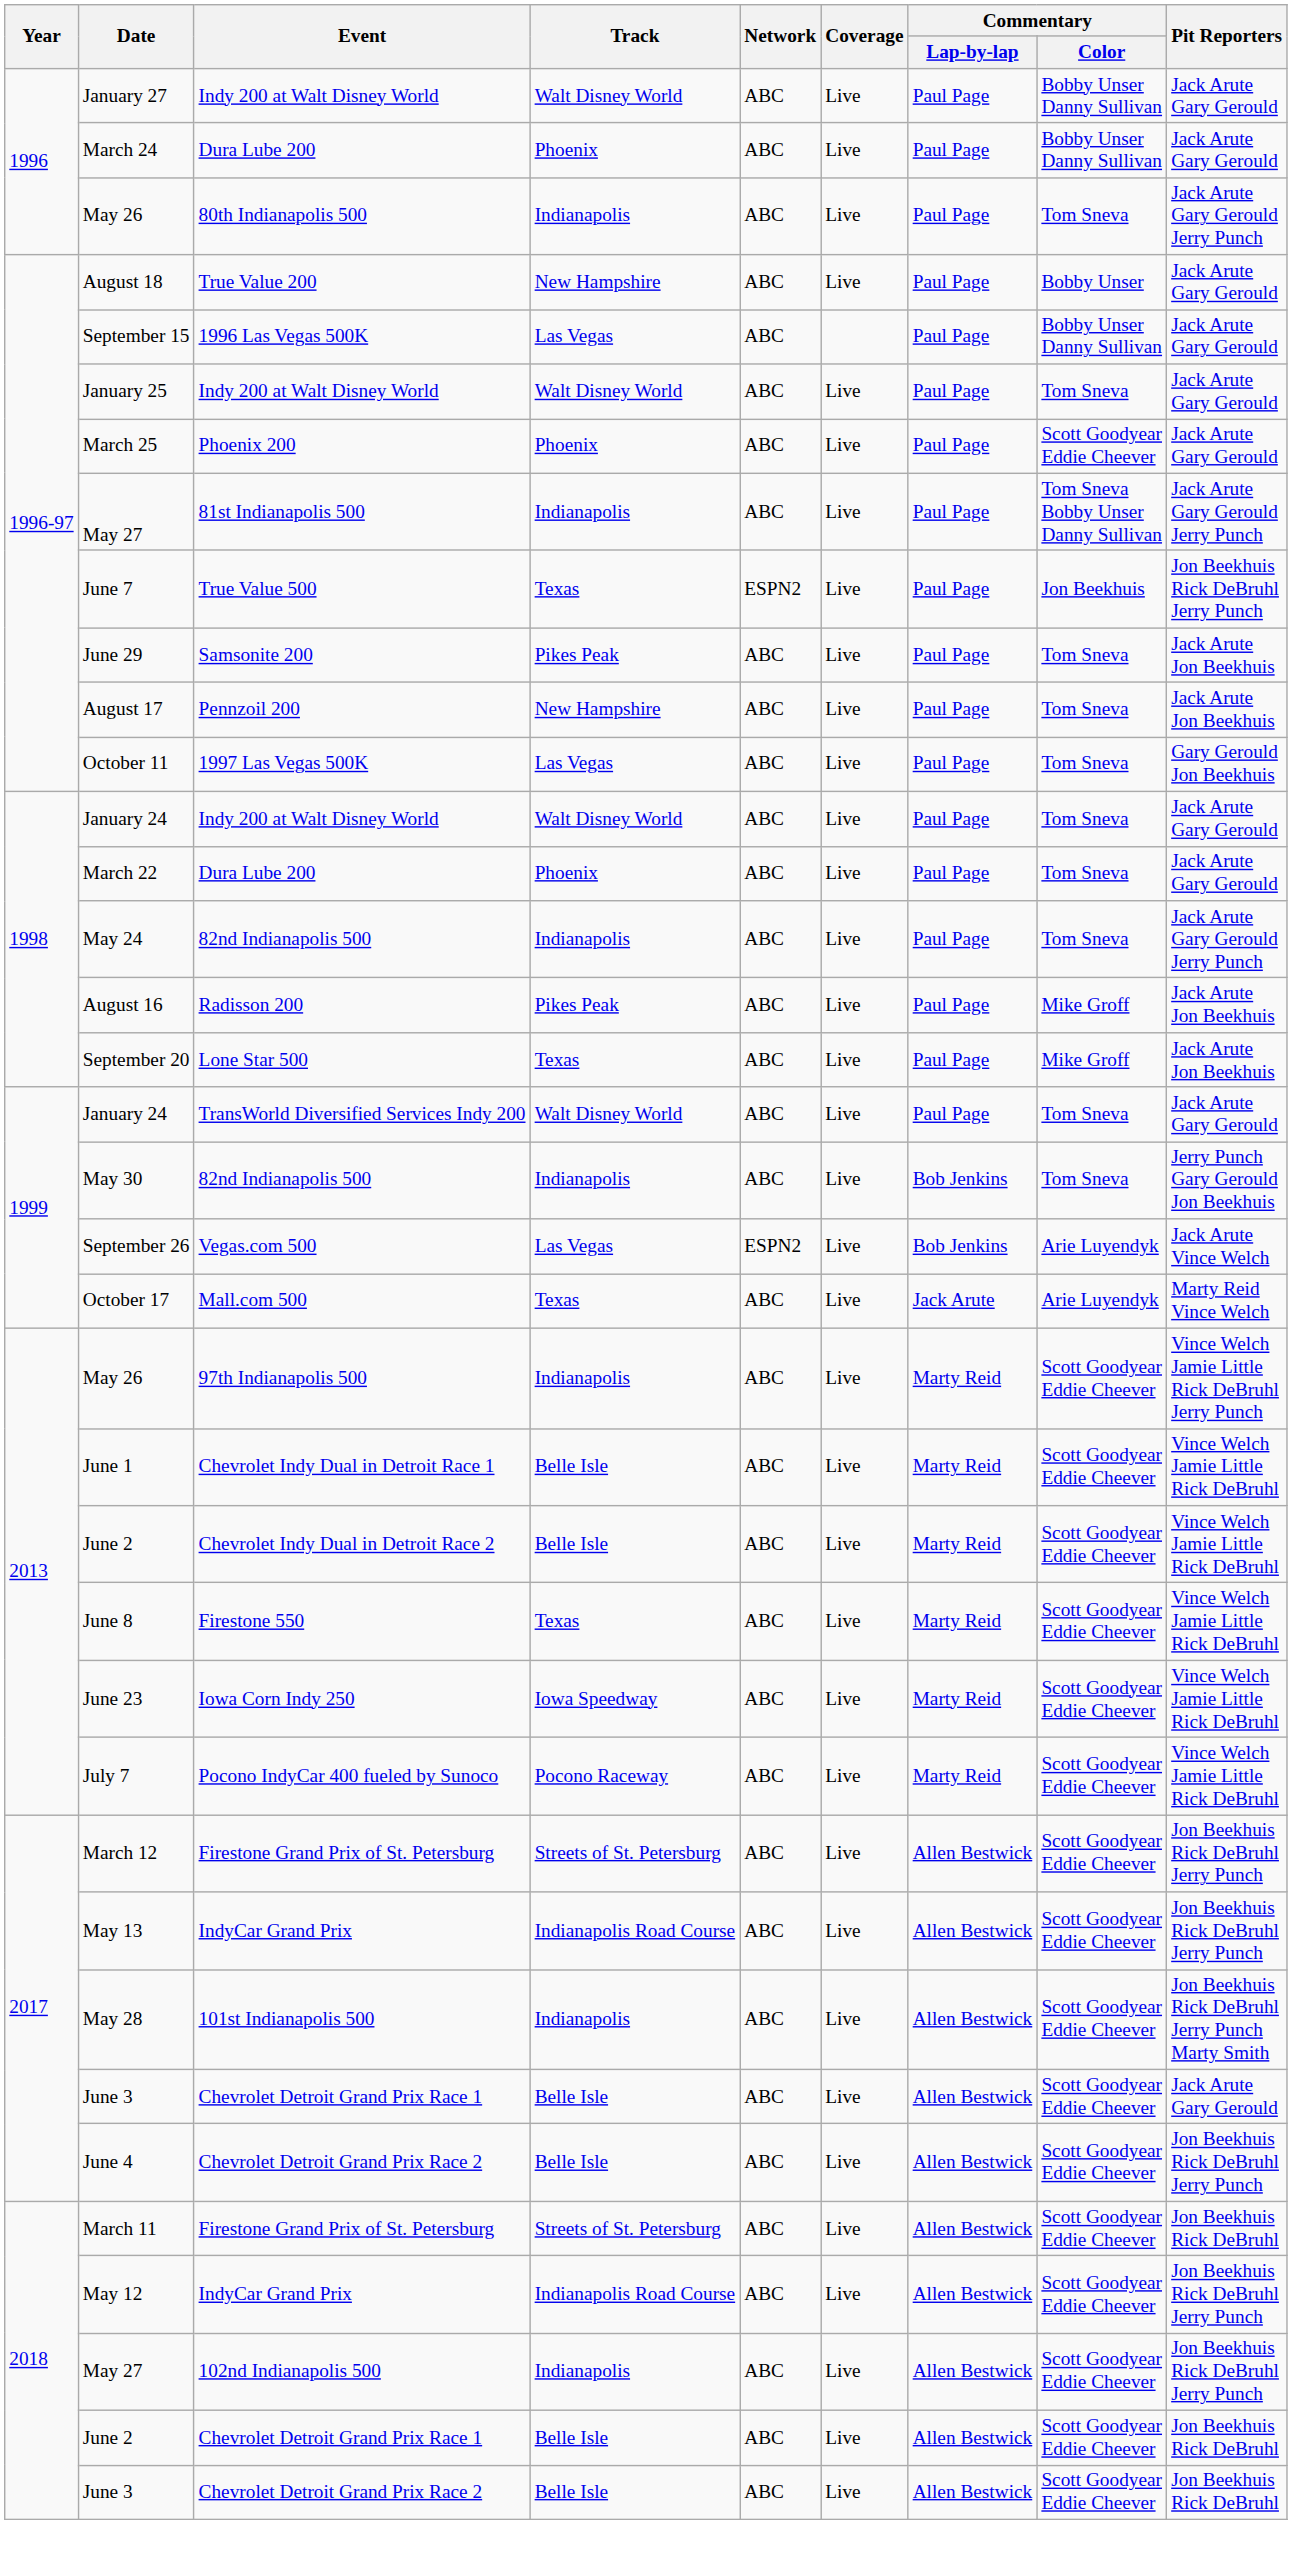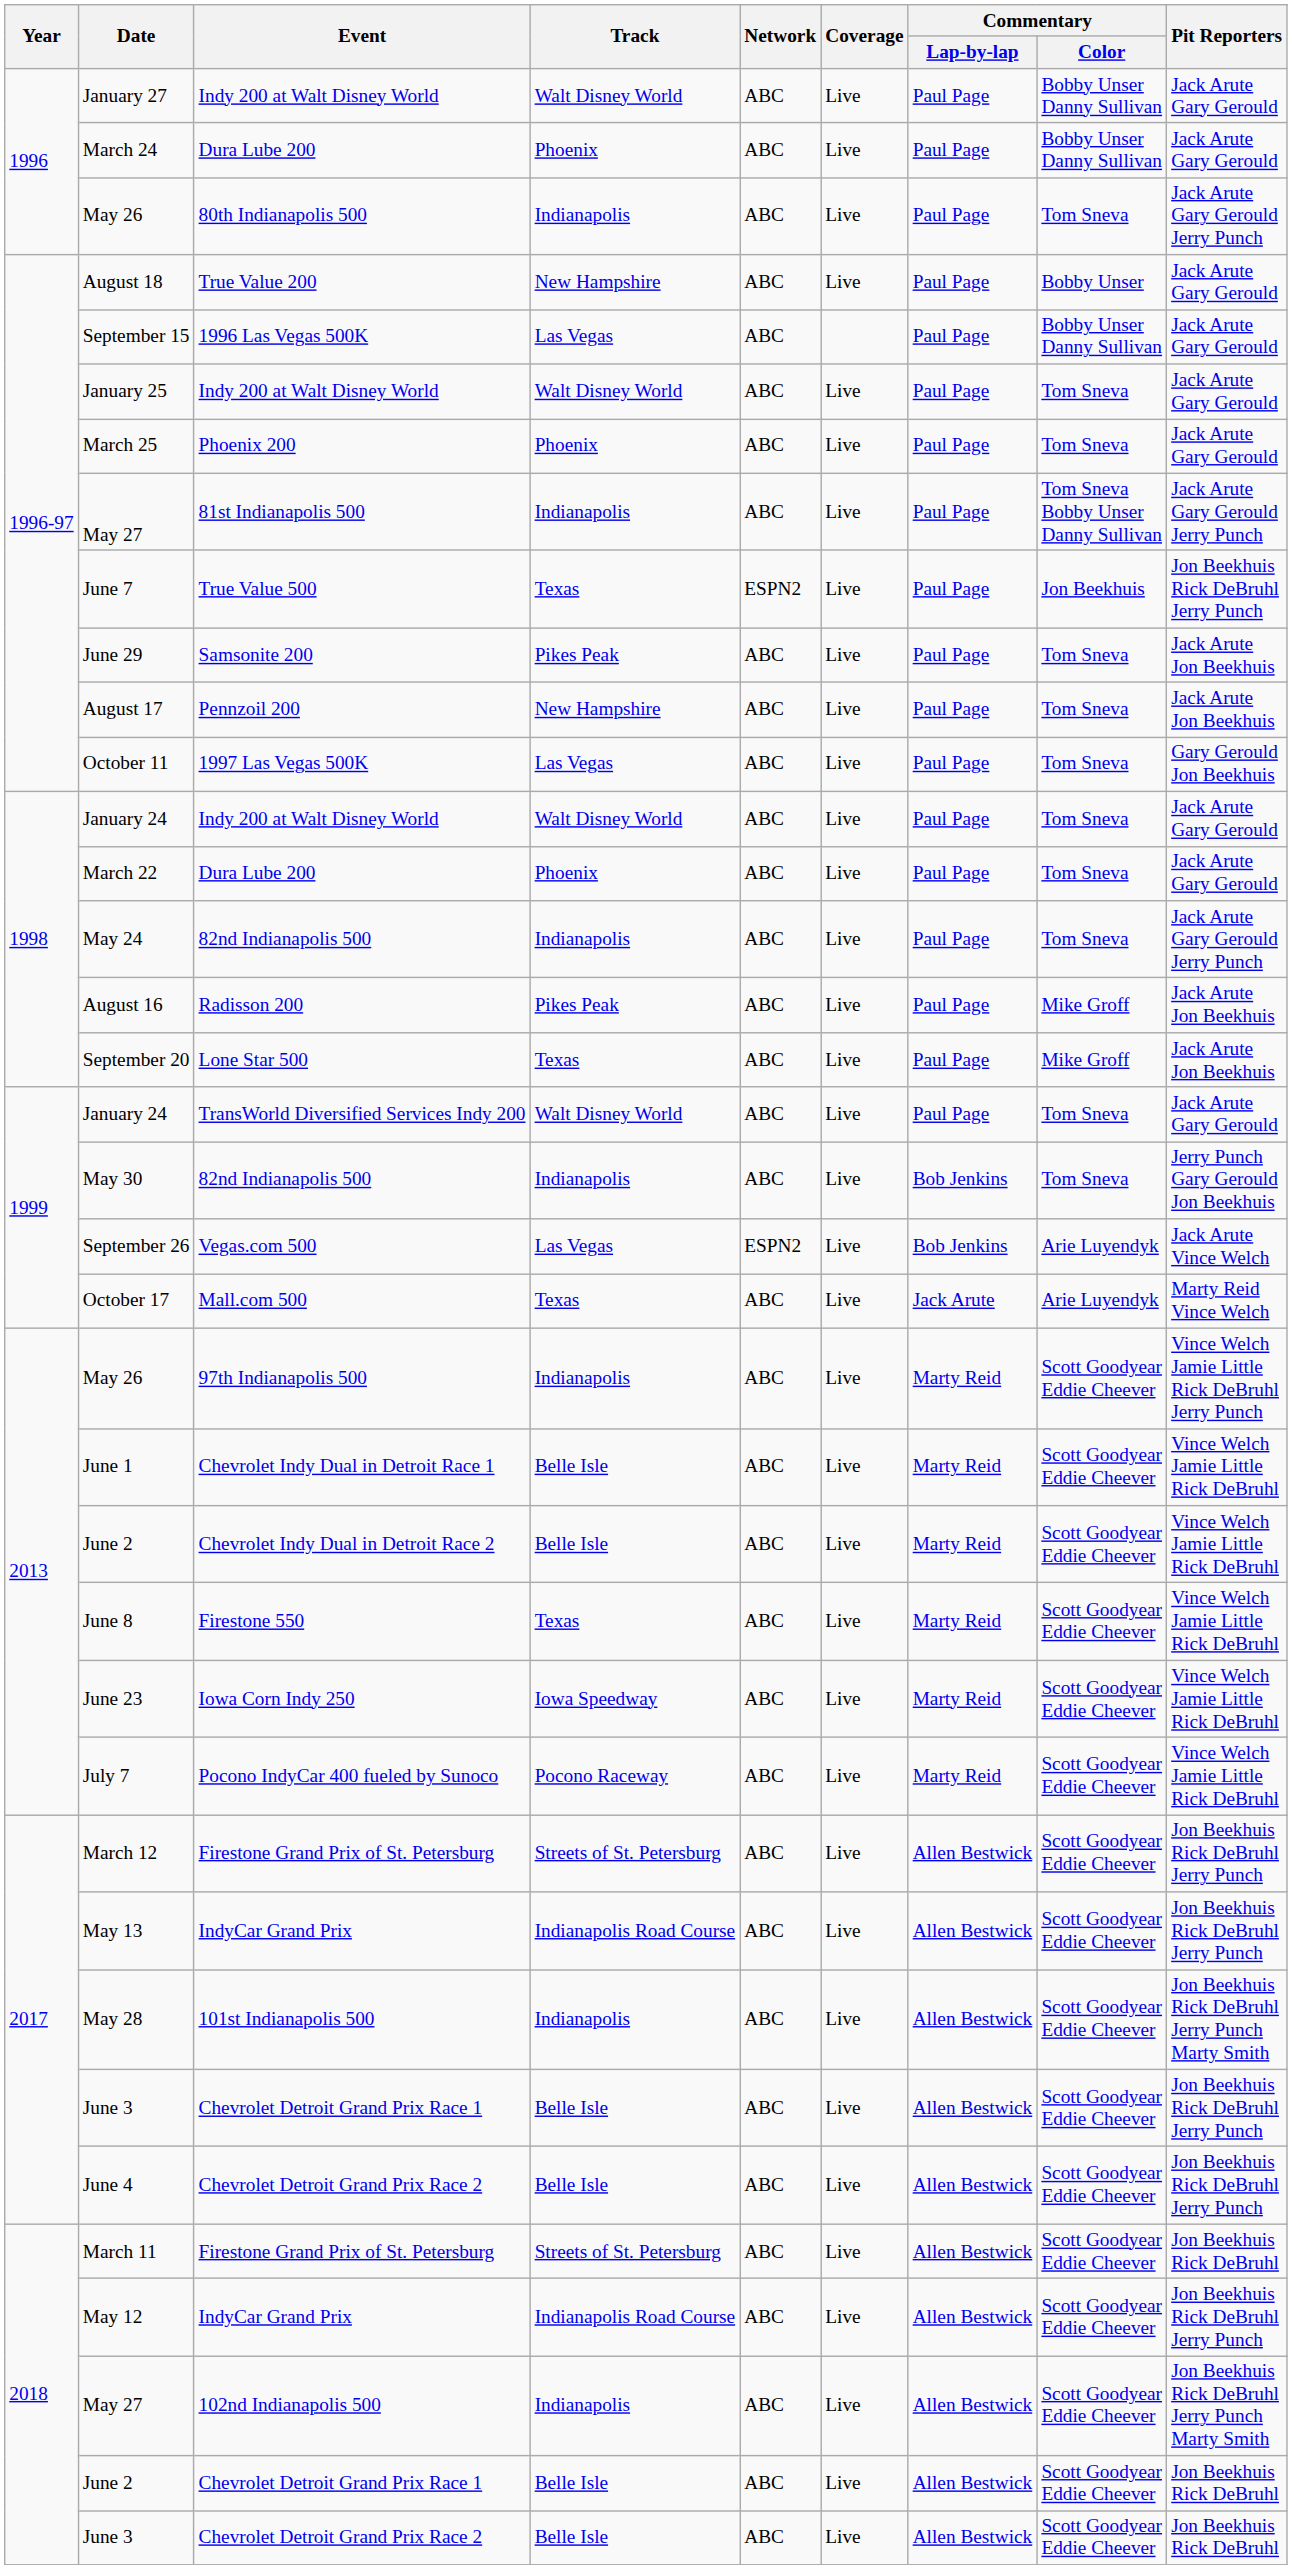(1102, 445) Scott Goodyear Eddie Cheever -> (1085, 445) Tom Sneva
(1225, 2096) Jack Arute Gary Gerould -> (1225, 2107) Jon Beekhuis Rick DeBruhl Jerry Punch
(1225, 2371) Jon Beekhuis Rick DeBruhl Jerry Punch -> (1225, 2405) Jon Beekhuis Rick DeBruhl Jerry Punch Marty Smith
